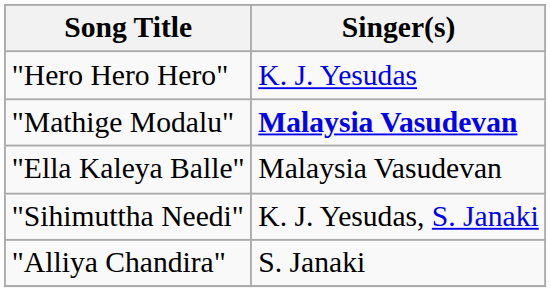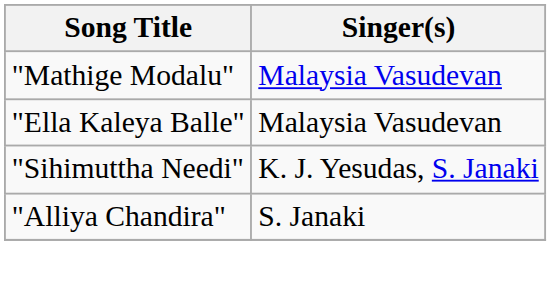- row: (120, 74)
(388, 121) bold -> (380, 74) normal
